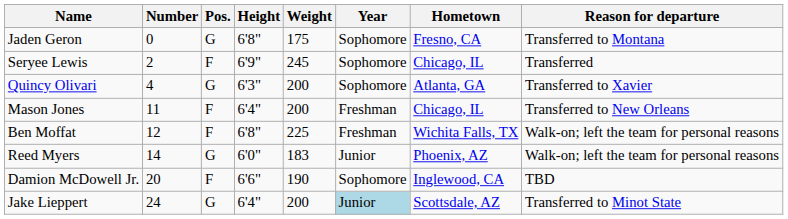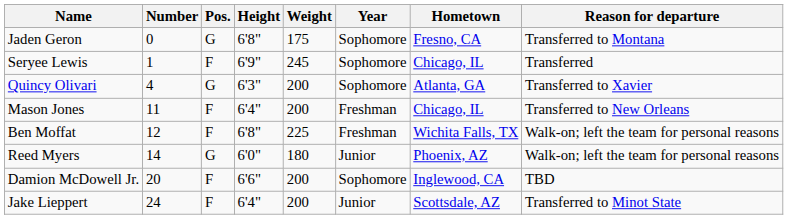(150, 62) 2 -> (150, 62) 1
(298, 156) 183 -> (298, 156) 180
(298, 179) 190 -> (298, 179) 200
(210, 202) G -> (209, 202) F
(357, 202) lightblue background -> (357, 202) no background
